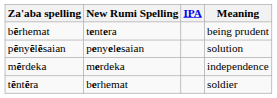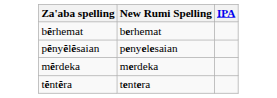- column: (238, 13)
(101, 31) tentera -> (141, 31) berhemat
(107, 84) berhemat -> (135, 84) tentera
